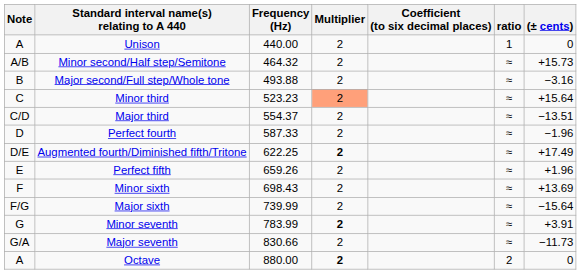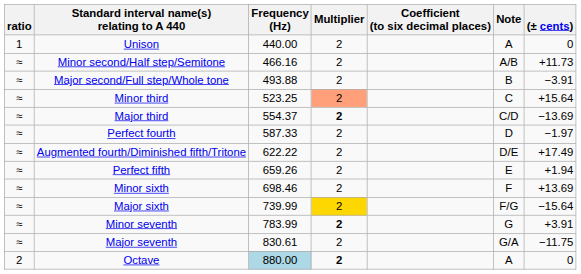columns swapped: (20, 19) <-> (509, 26)
(281, 62) 464.32 -> (280, 62) 466.16
(556, 62) +15.73 -> (556, 62) +11.73
(559, 80) −3.16 -> (559, 80) −3.91
(281, 98) 523.23 -> (280, 98) 523.25
(340, 116) normal -> (339, 116) bold
(556, 116) −13.51 -> (556, 116) −13.69
(559, 134) −1.96 -> (559, 134) −1.97
(281, 152) 622.25 -> (280, 152) 622.22
(340, 152) bold -> (339, 152) normal
(559, 170) +1.96 -> (559, 170) +1.94
(281, 188) 698.43 -> (280, 188) 698.46
(340, 206) no background -> (339, 206) gold background
(281, 242) 830.66 -> (280, 242) 830.61
(556, 242) −11.73 -> (556, 242) −11.75
(281, 260) no background -> (280, 260) lightblue background
